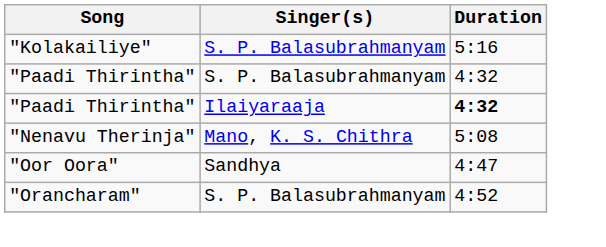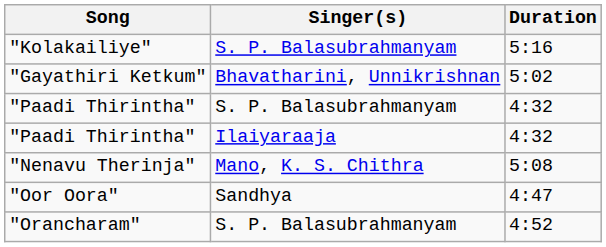+ row: (108, 79)
(476, 108) bold -> (531, 138) normal
